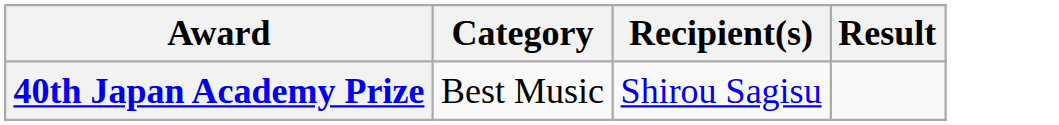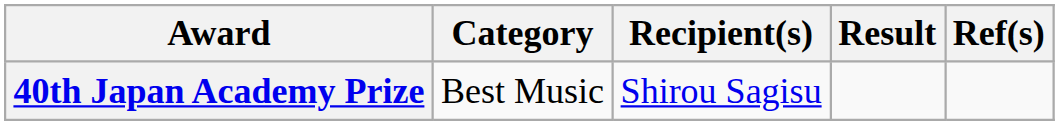+ column: (999, 33)
